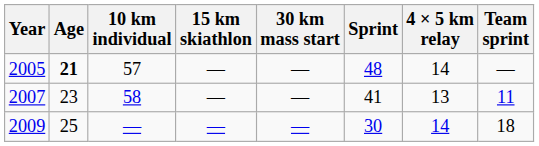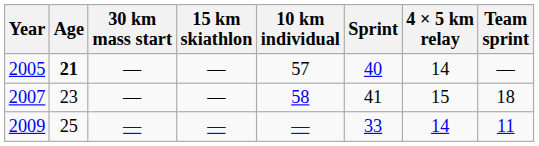columns swapped: (132, 29) <-> (300, 29)
(373, 68) 48 -> (373, 68) 40
(440, 97) 13 -> (440, 97) 15
(506, 97) 11 -> (506, 97) 18
(373, 126) 30 -> (373, 126) 33
(506, 126) 18 -> (506, 126) 11
